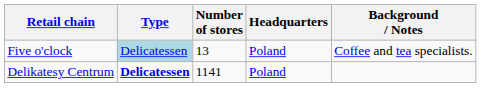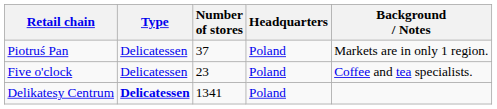+ row: (38, 51)
(154, 51) lightblue background -> (154, 72) no background
(202, 51) 13 -> (202, 72) 23
(209, 72) 1141 -> (209, 93) 1341
